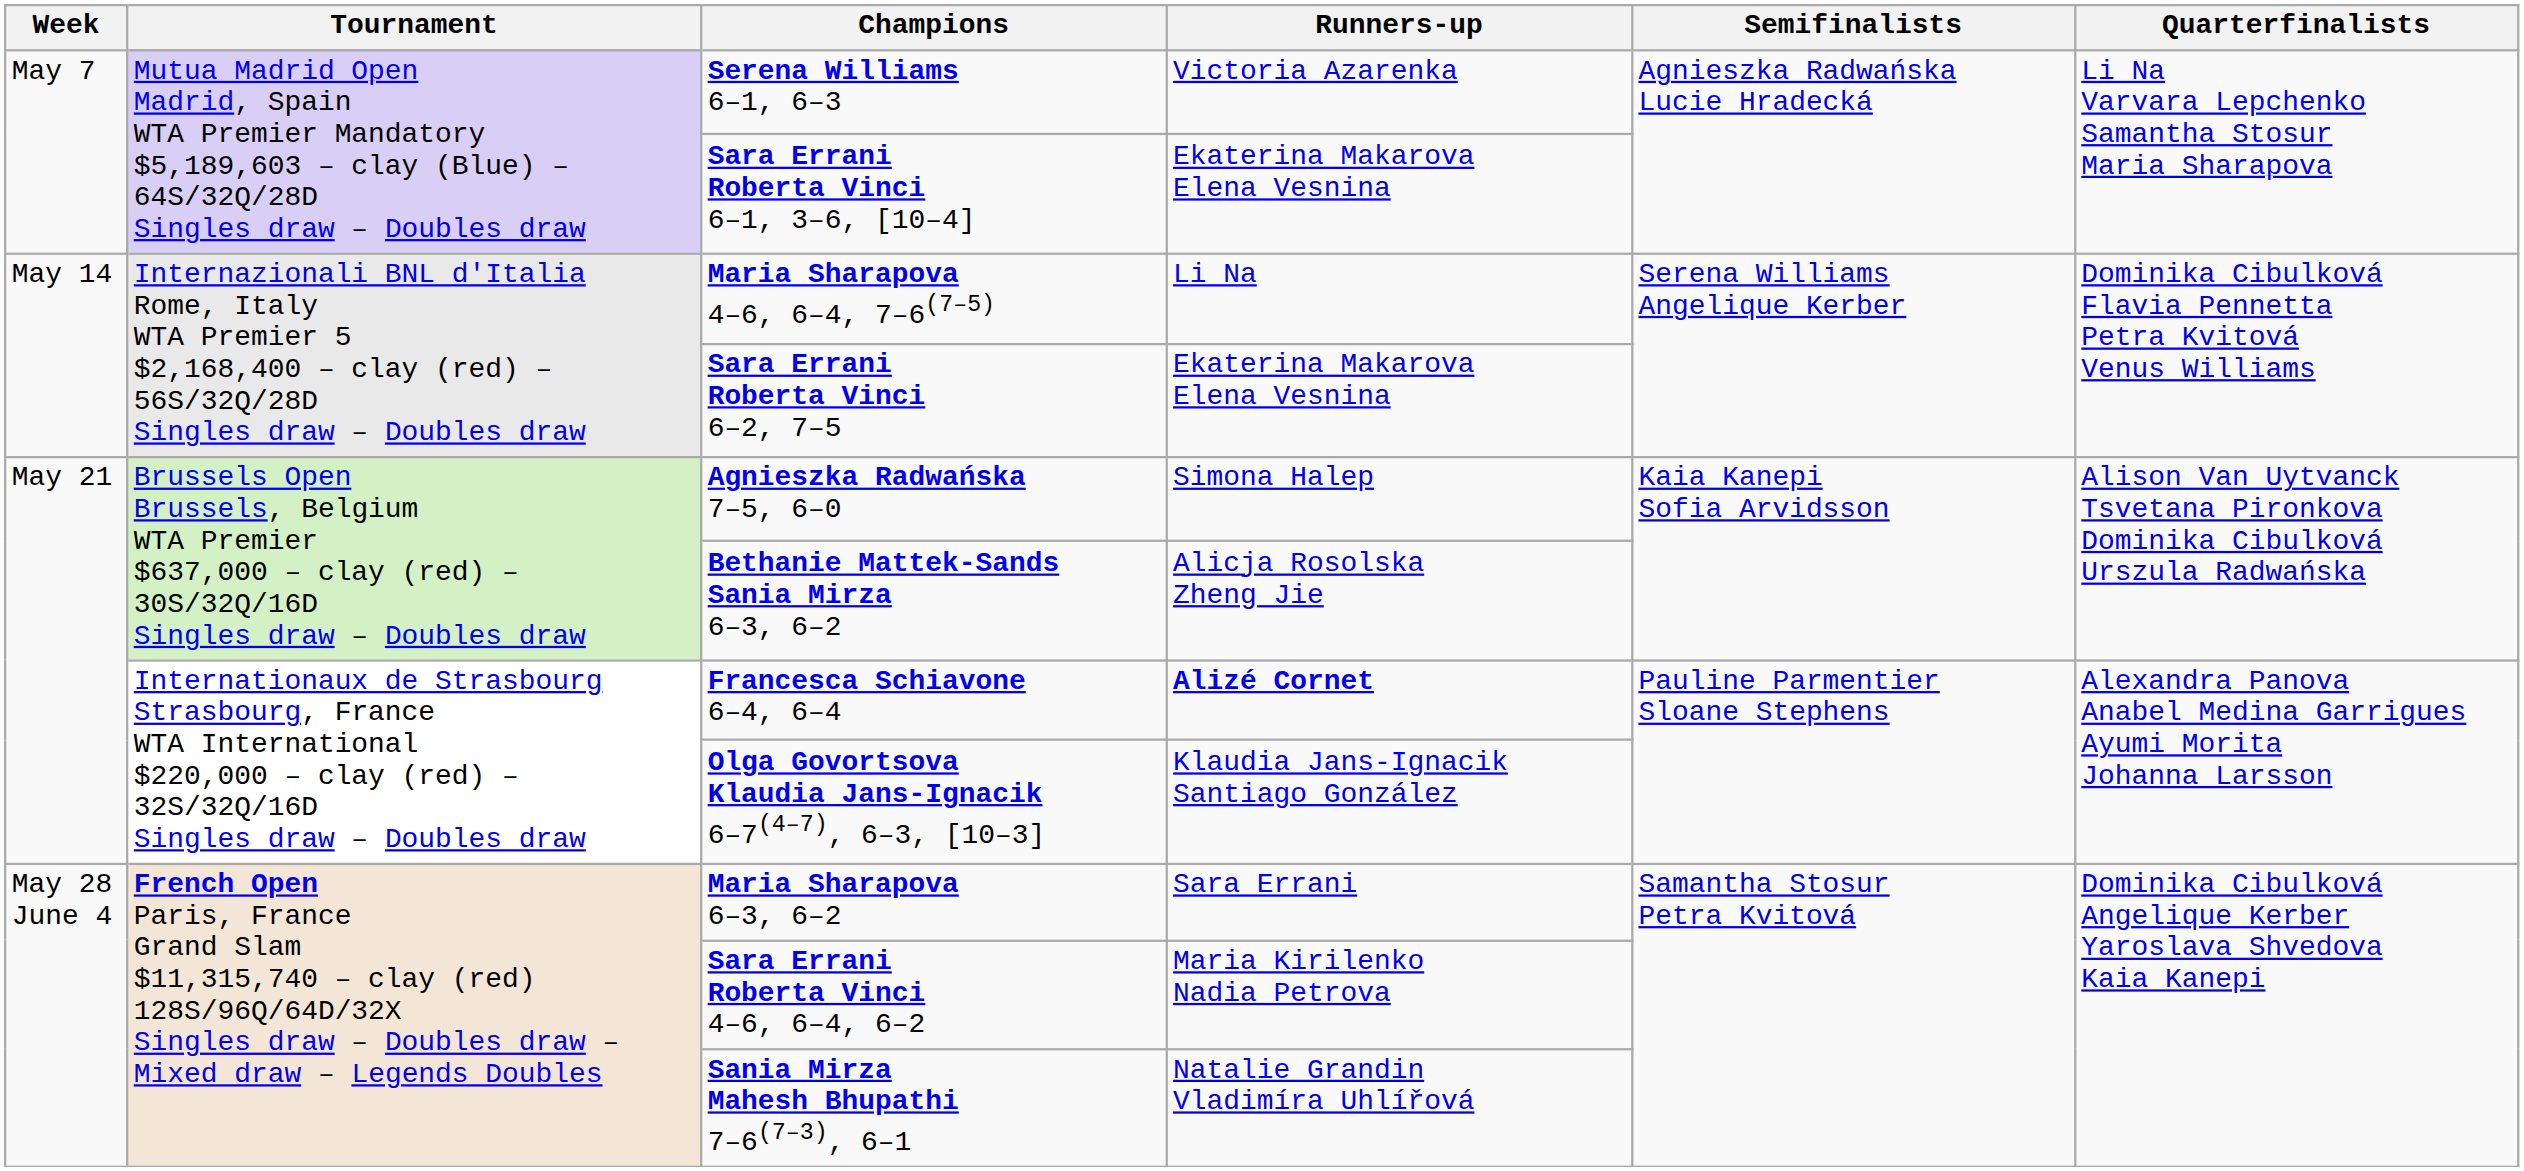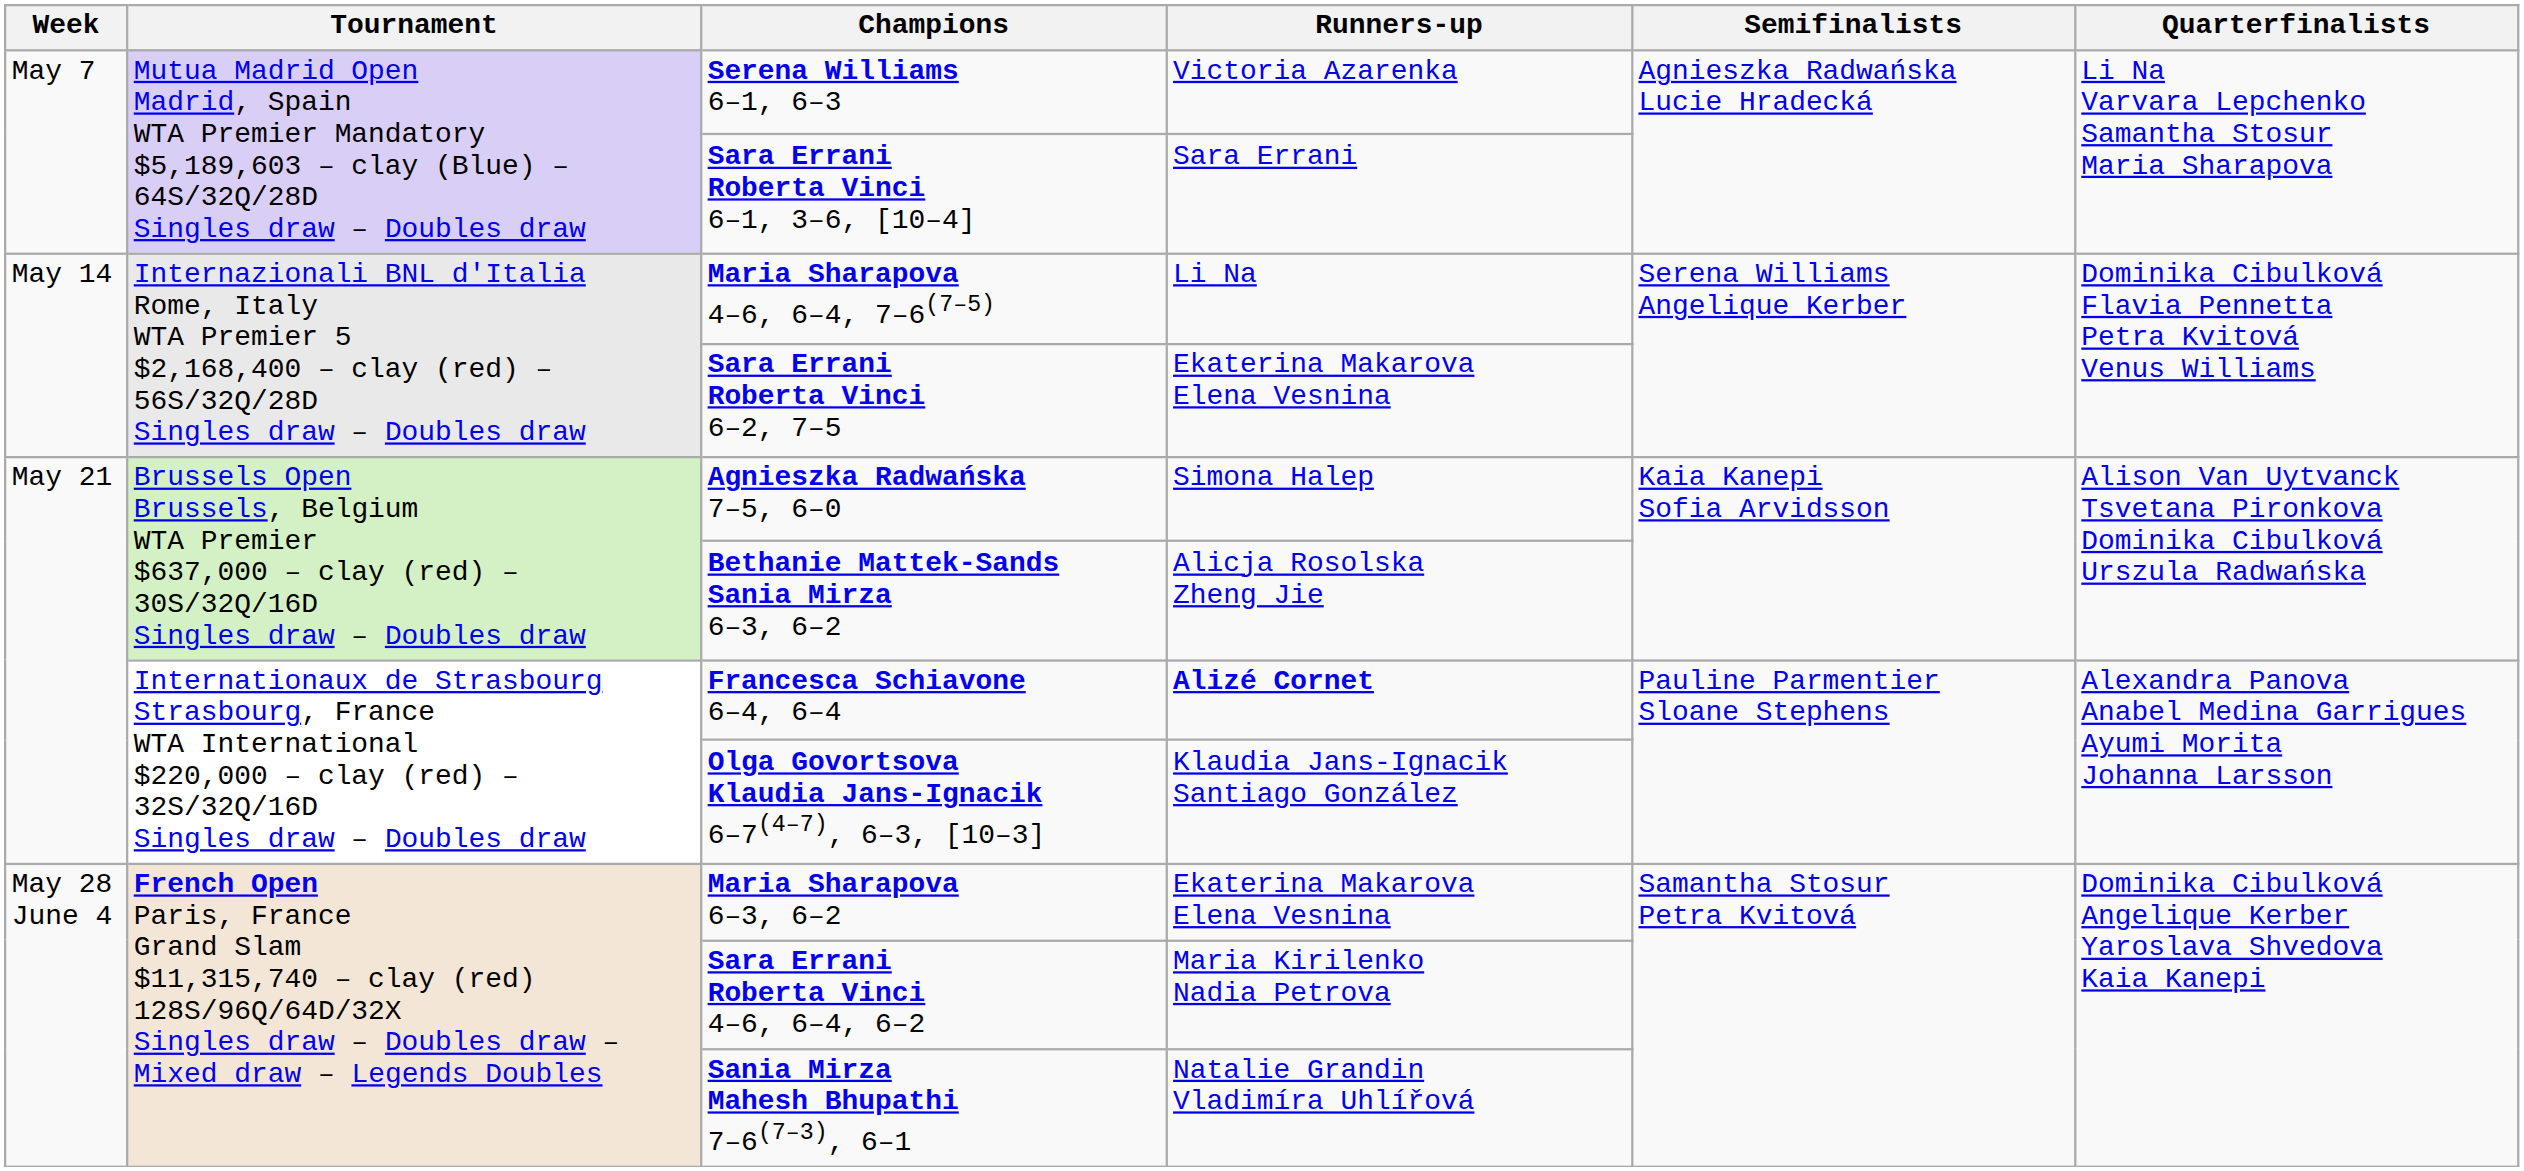(1324, 173) Ekaterina Makarova Elena Vesnina -> (1265, 157) Sara Errani
(1265, 886) Sara Errani -> (1324, 902) Ekaterina Makarova Elena Vesnina
